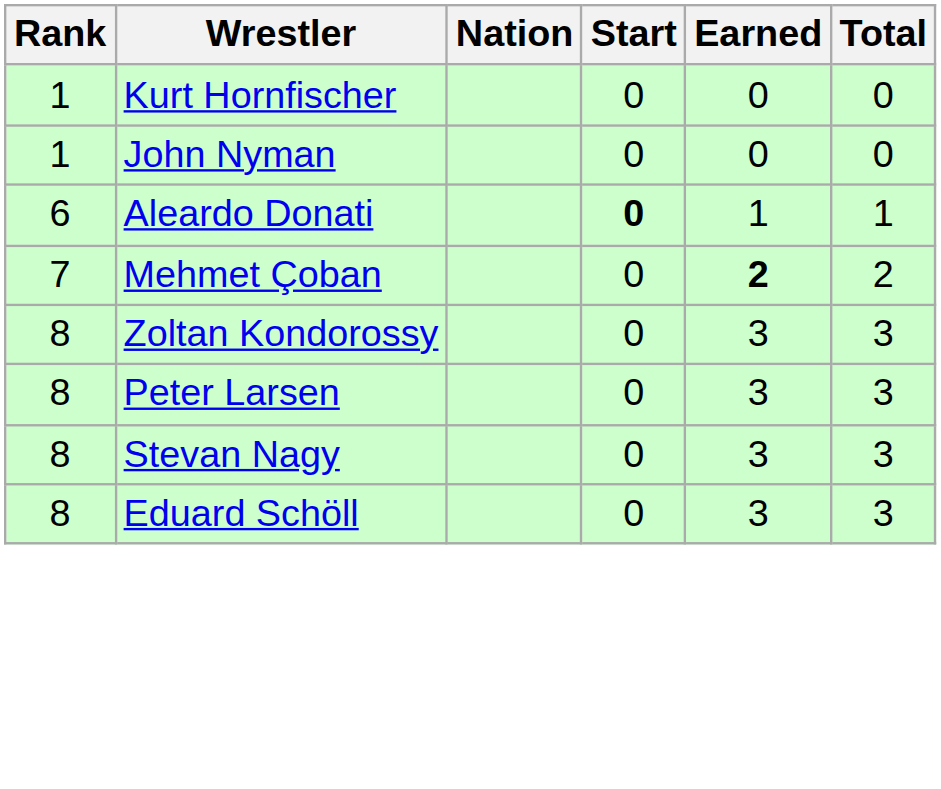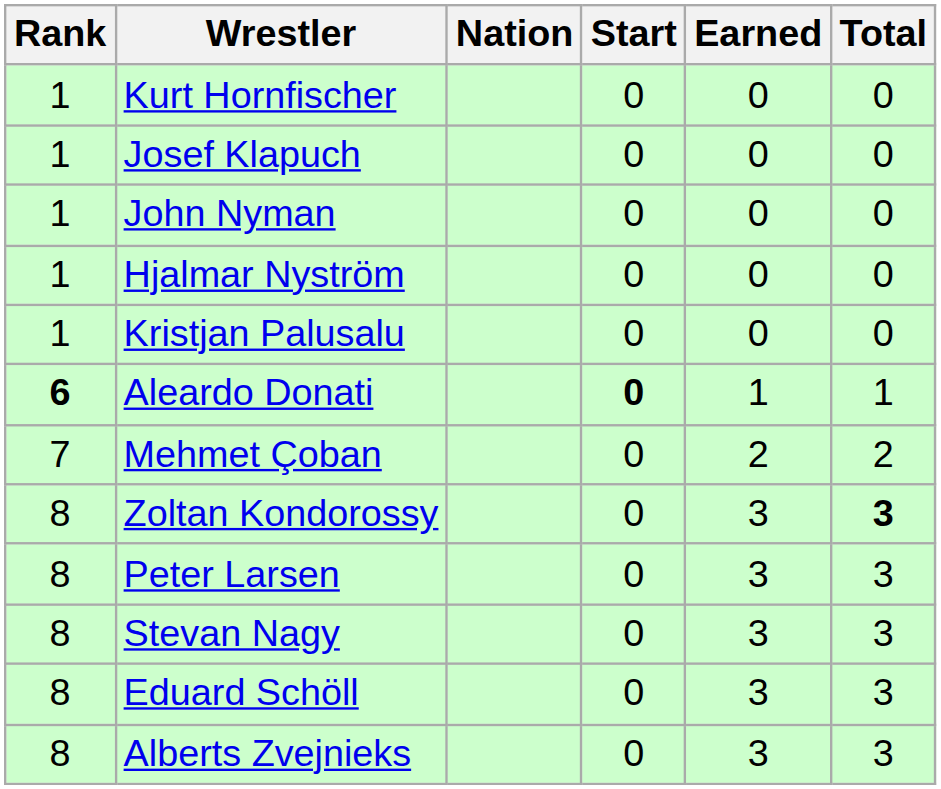+ row: (242, 154)
+ row: (264, 273)
+ row: (264, 333)
(60, 214) normal -> (60, 393) bold
(758, 273) bold -> (758, 453) normal
(883, 333) normal -> (883, 513) bold
+ row: (267, 753)
